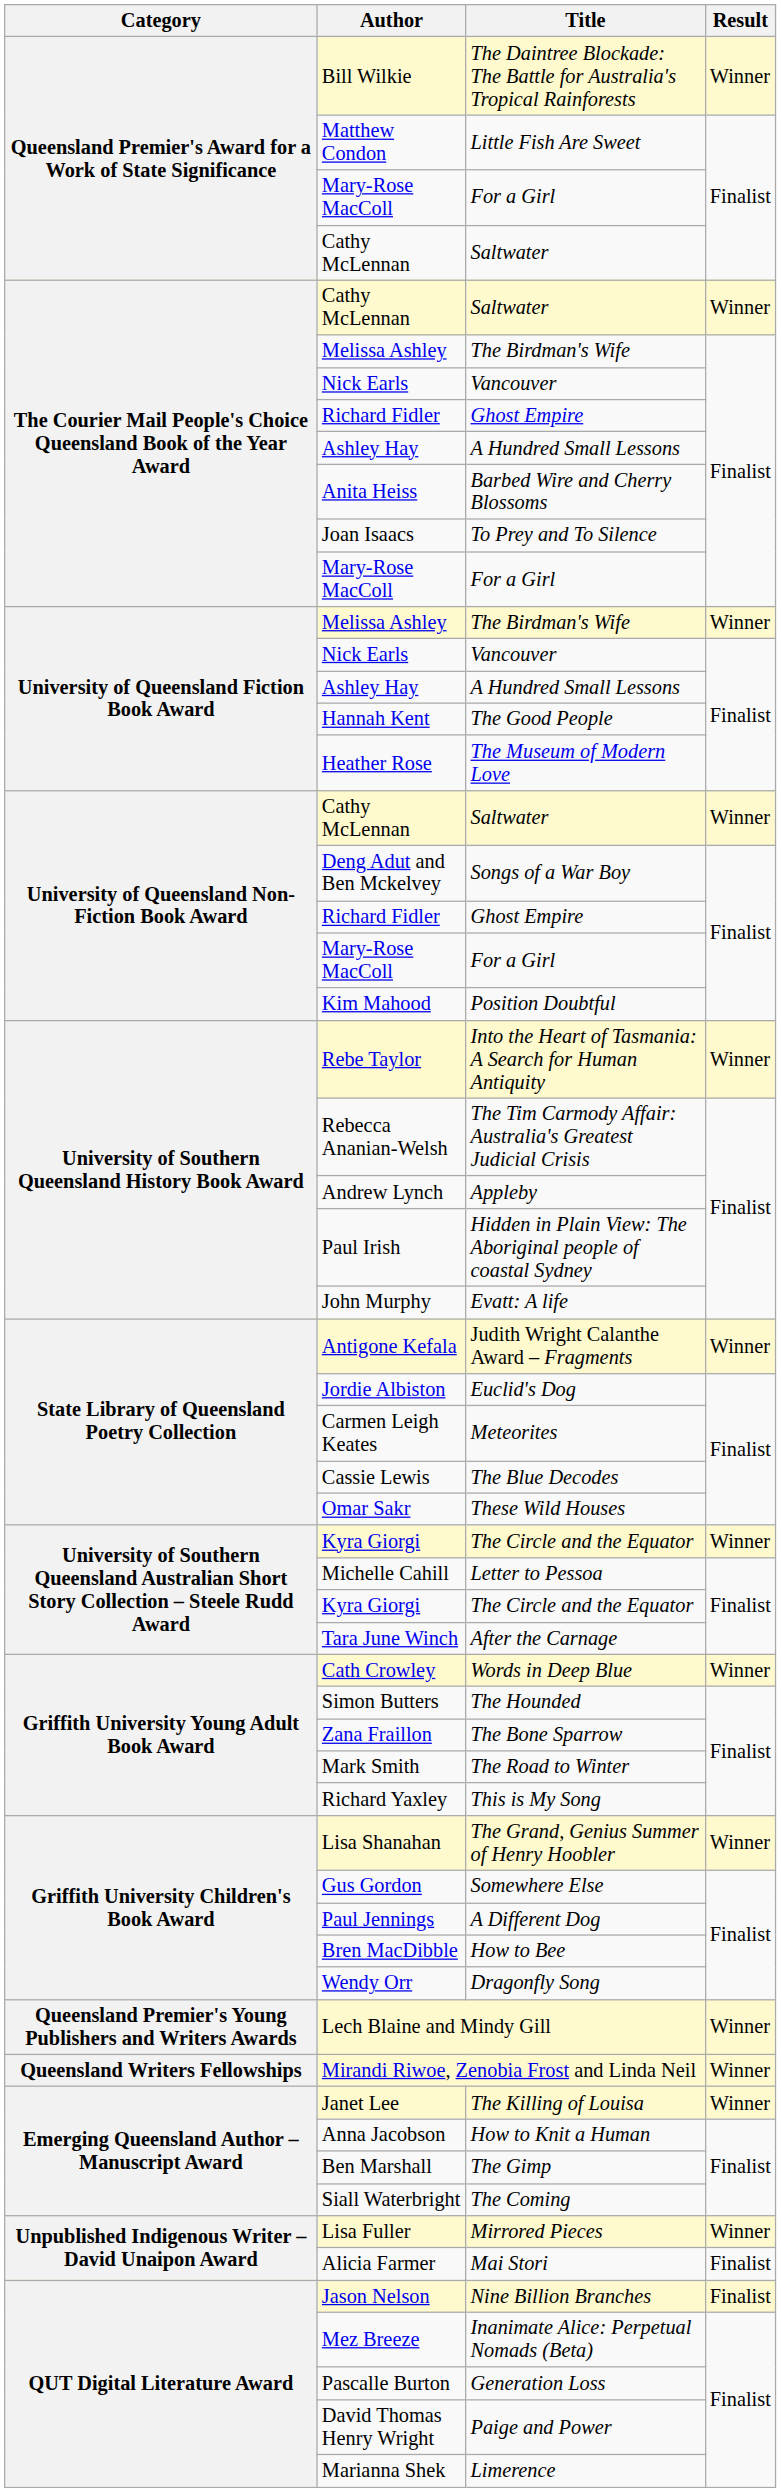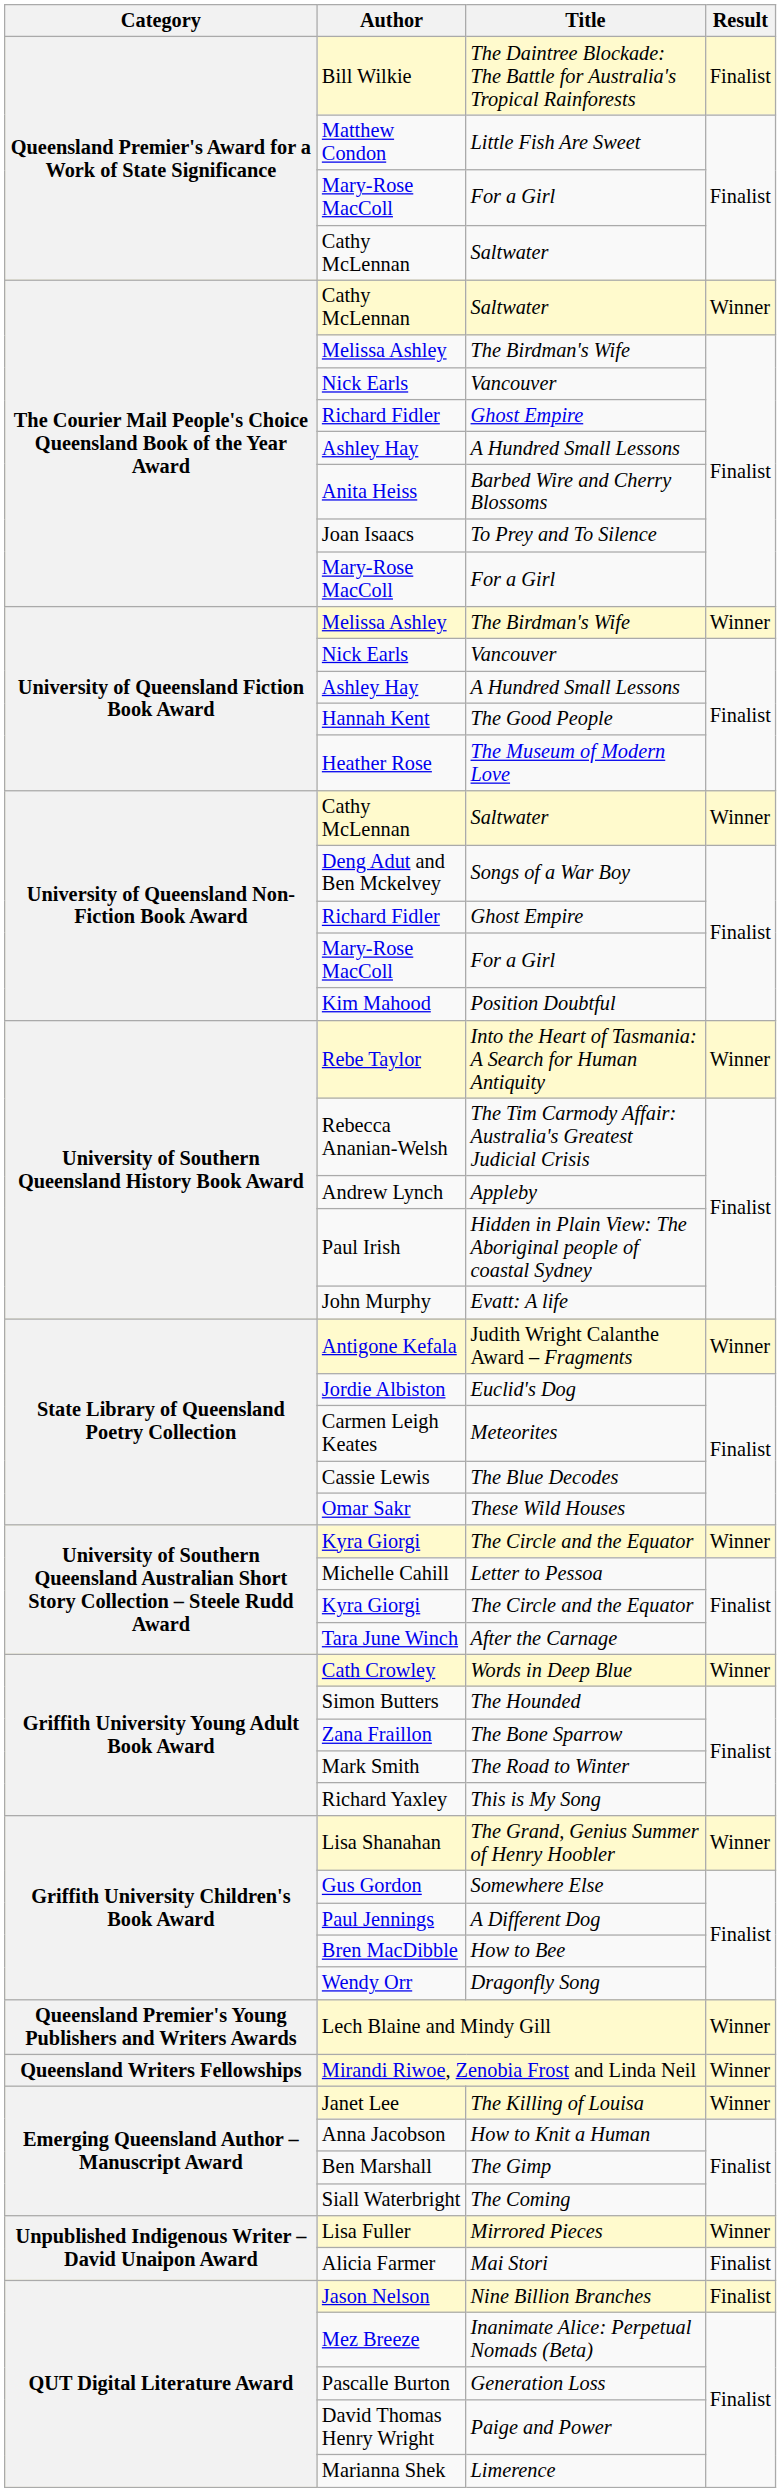(740, 75) Winner -> (740, 75) Finalist
